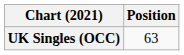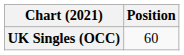(151, 38) 63 -> (151, 38) 60
